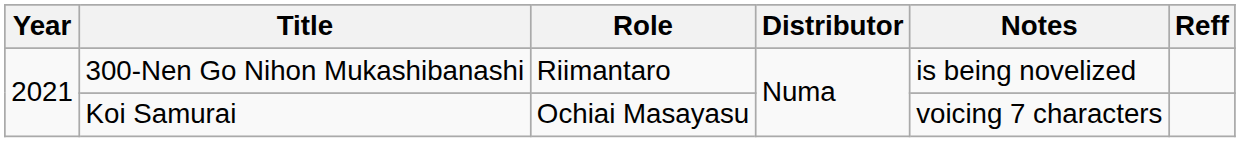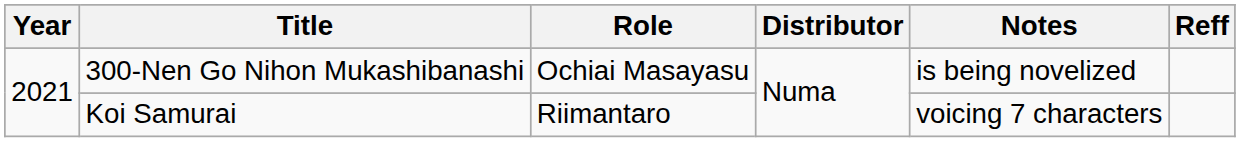(604, 70) Riimantaro -> (643, 70) Ochiai Masayasu
(643, 114) Ochiai Masayasu -> (604, 114) Riimantaro
